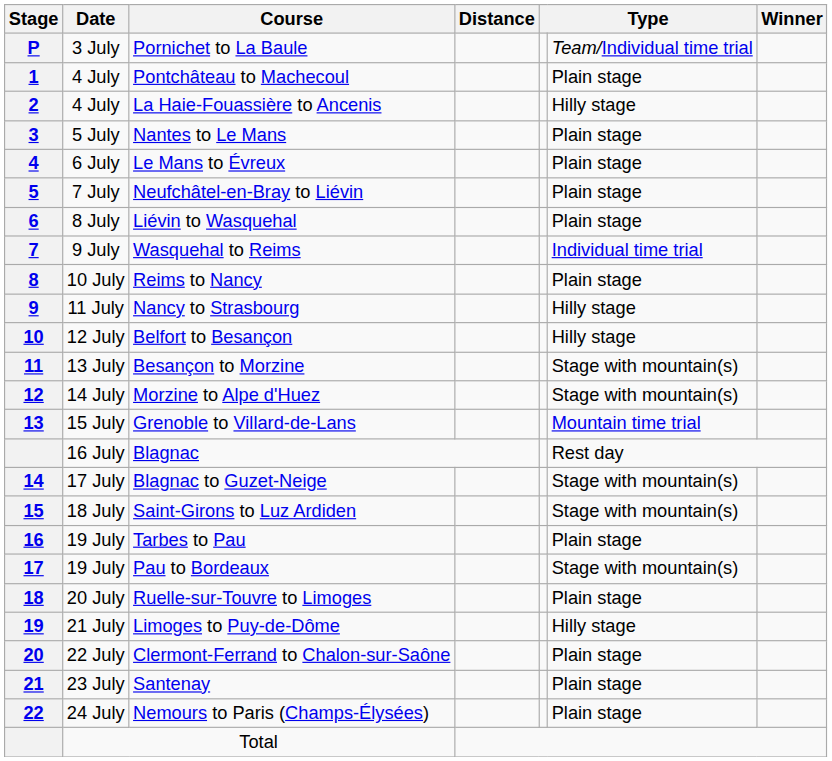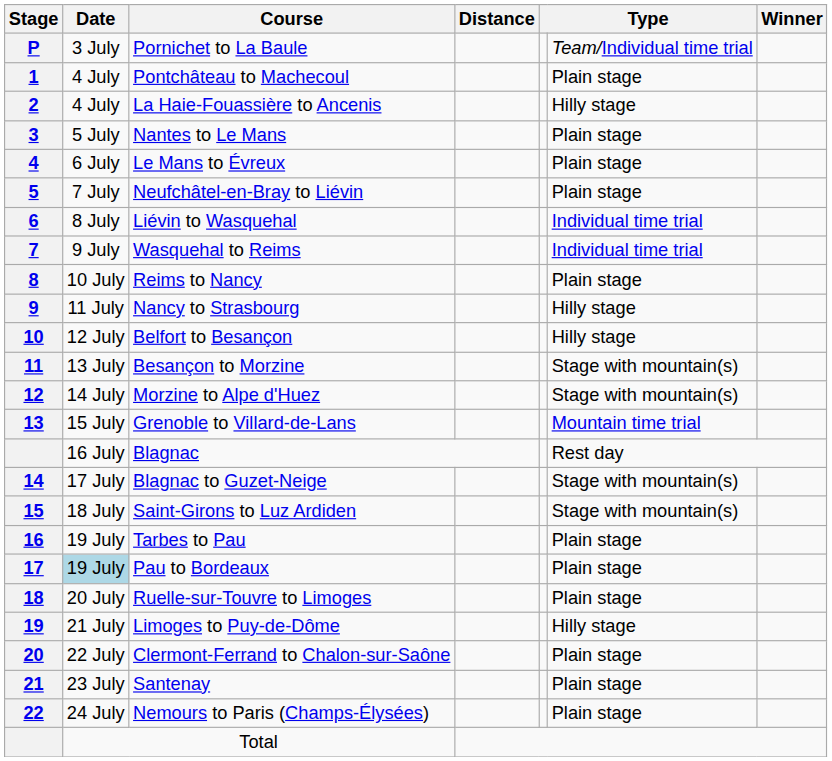(597, 221) Plain stage -> (627, 221) Individual time trial
(96, 568) no background -> (96, 568) lightblue background
(645, 568) Stage with mountain(s) -> (597, 568) Plain stage
